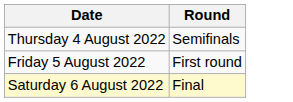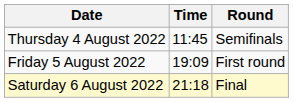+ column: (191, 16)
